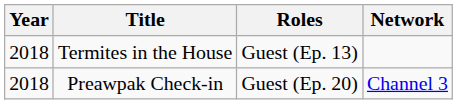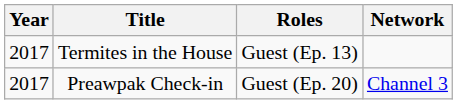(29, 51) 2018 -> (29, 51) 2017
(29, 83) 2018 -> (29, 83) 2017
